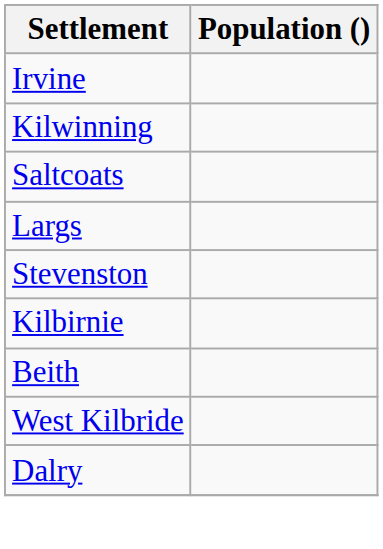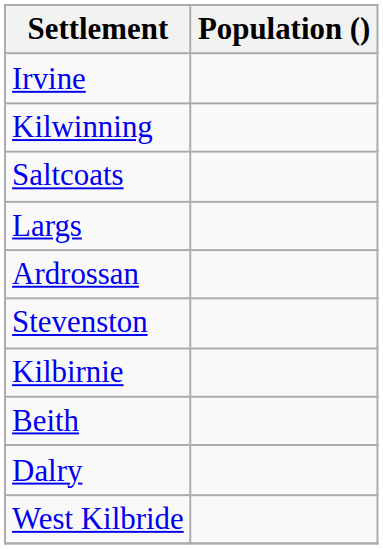+ row: (76, 273)
rows swapped: (47, 469) <-> (98, 420)
